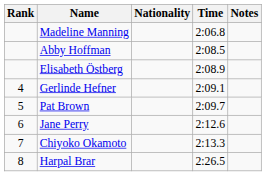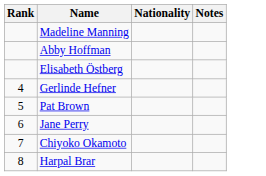- column: (210, 13)
